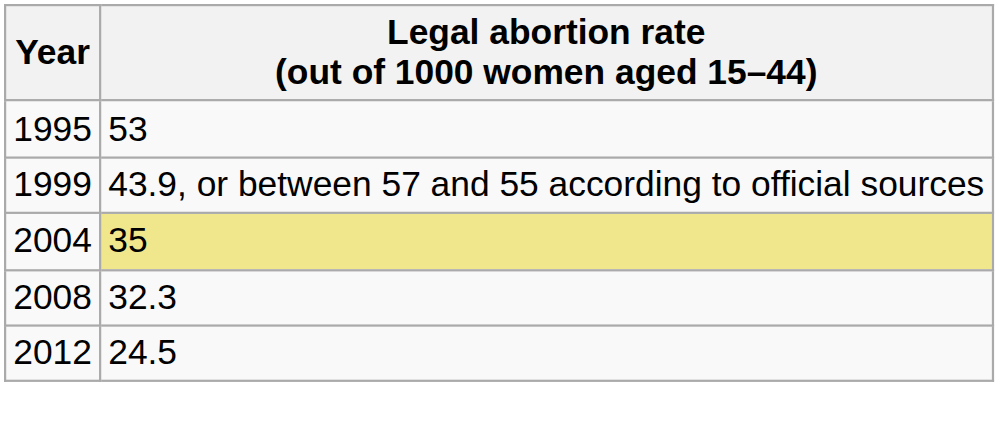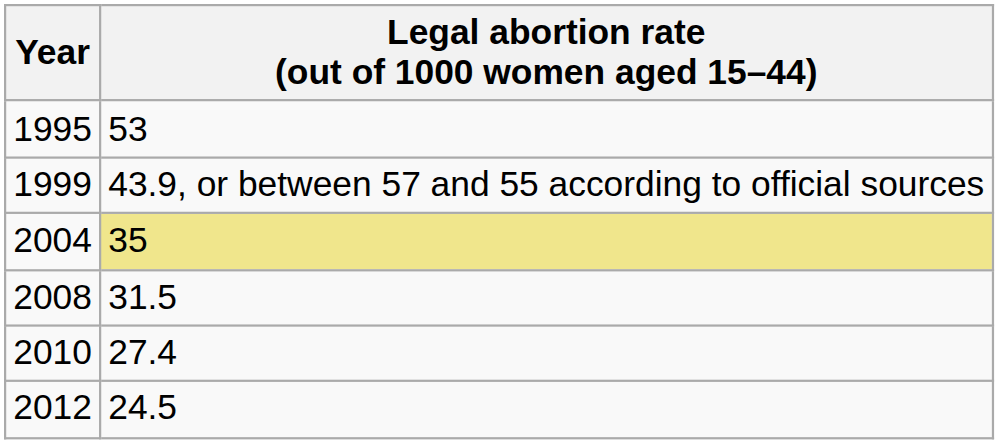(143, 296) 32.3 -> (143, 296) 31.5
+ row: (53, 352)
